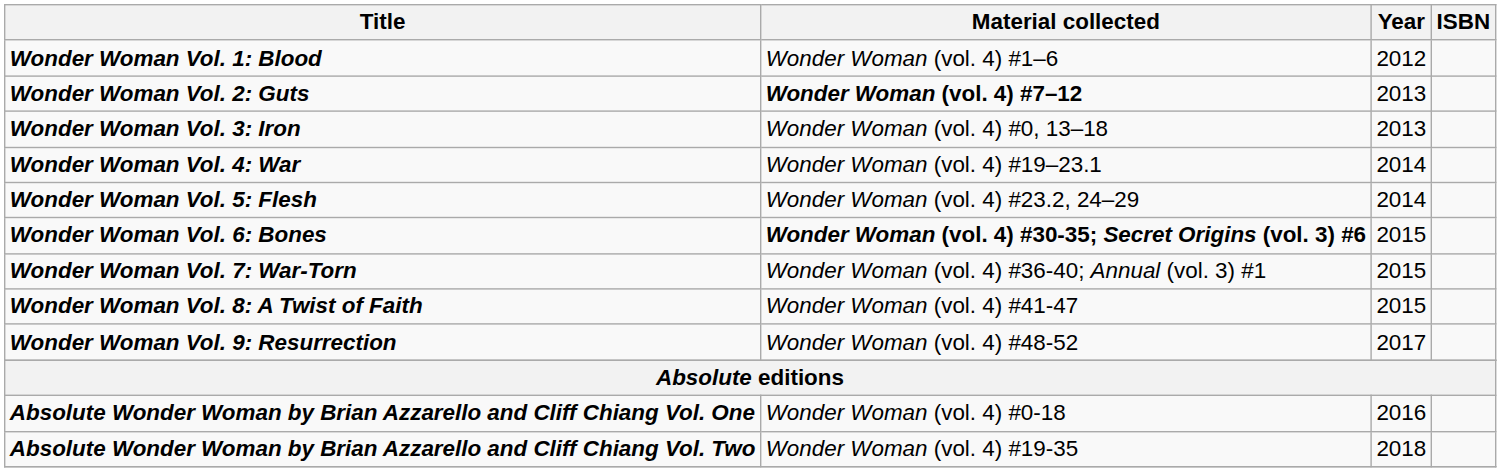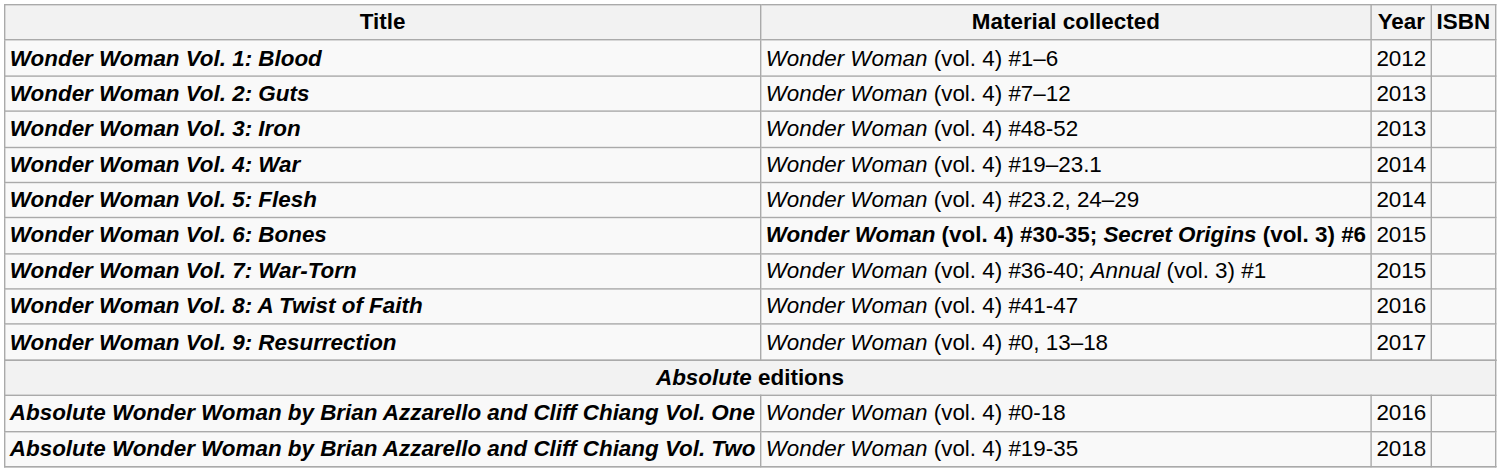(924, 93) bold -> (918, 93) normal
(937, 128) Wonder Woman (vol. 4) #0, 13–18 -> (922, 128) Wonder Woman (vol. 4) #48-52
(1401, 306) 2015 -> (1401, 306) 2016
(922, 341) Wonder Woman (vol. 4) #48-52 -> (937, 341) Wonder Woman (vol. 4) #0, 13–18
